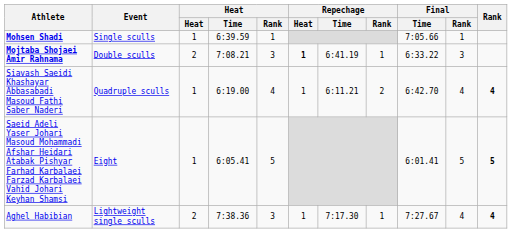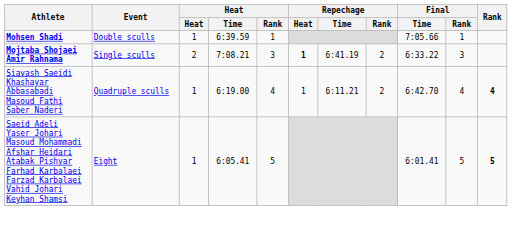(124, 37) Single sculls -> (124, 37) Double sculls
(124, 55) Double sculls -> (124, 55) Single sculls
(382, 55) 1 -> (382, 55) 2
- row: (39, 216)
